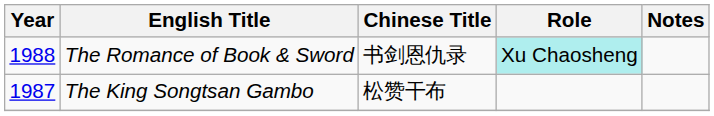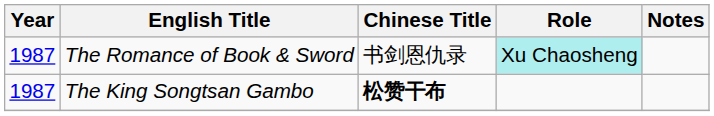(32, 55) 1988 -> (32, 55) 1987
(405, 91) normal -> (405, 91) bold
